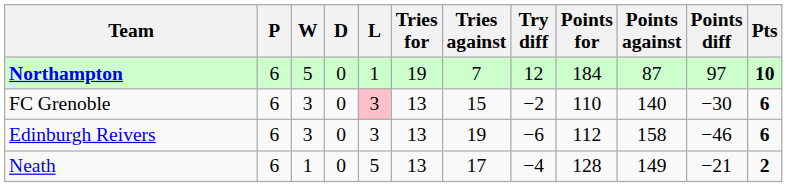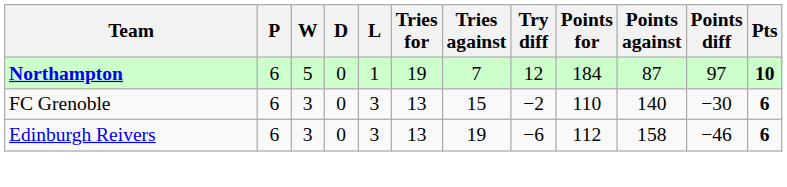(374, 103) pink background -> (374, 103) no background
- row: (32, 165)
